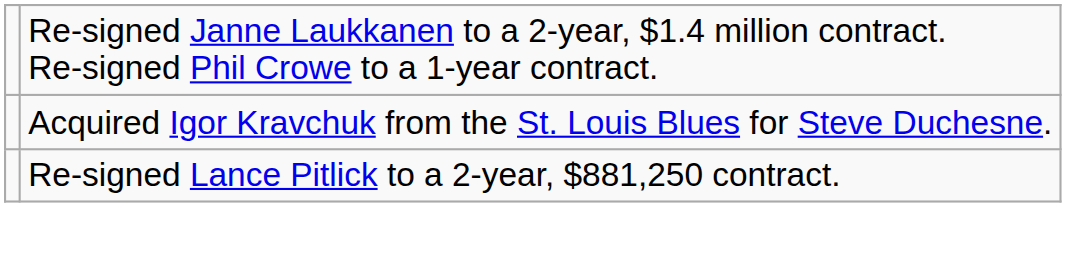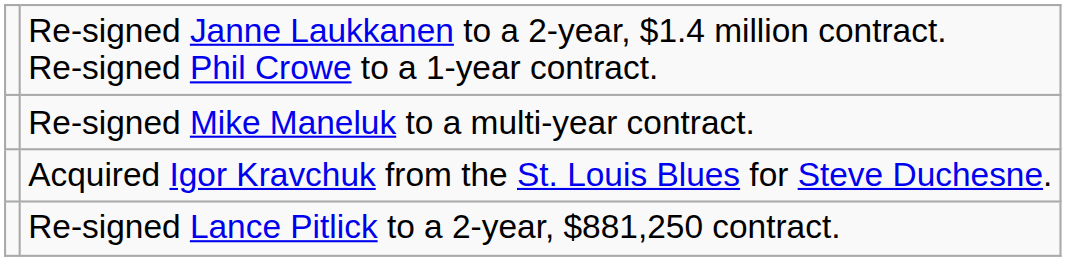+ row: (392, 121)
